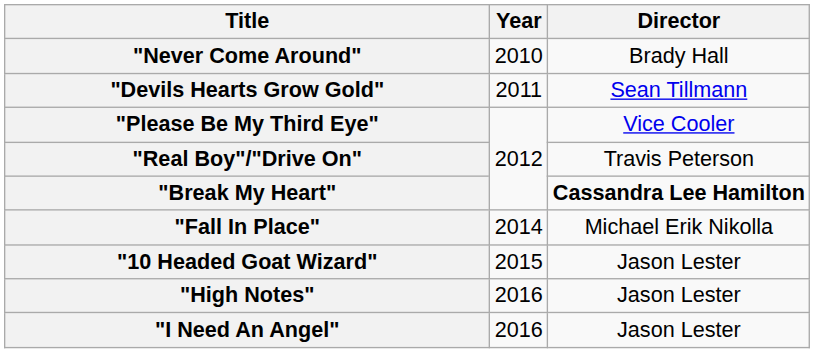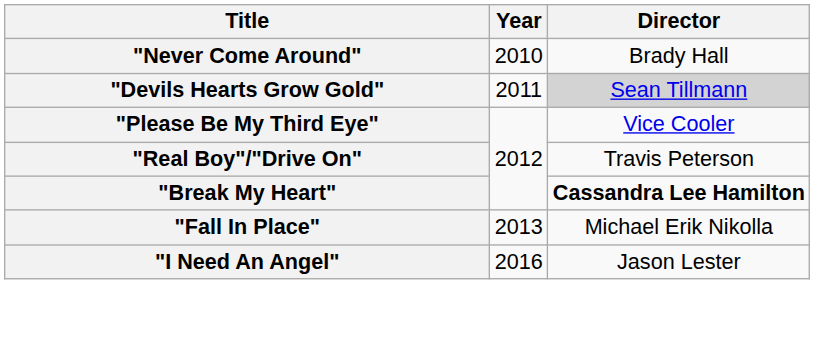(679, 90) no background -> (679, 90) lightgrey background
(519, 227) 2014 -> (519, 227) 2013
- row: (247, 261)
- row: (247, 295)
